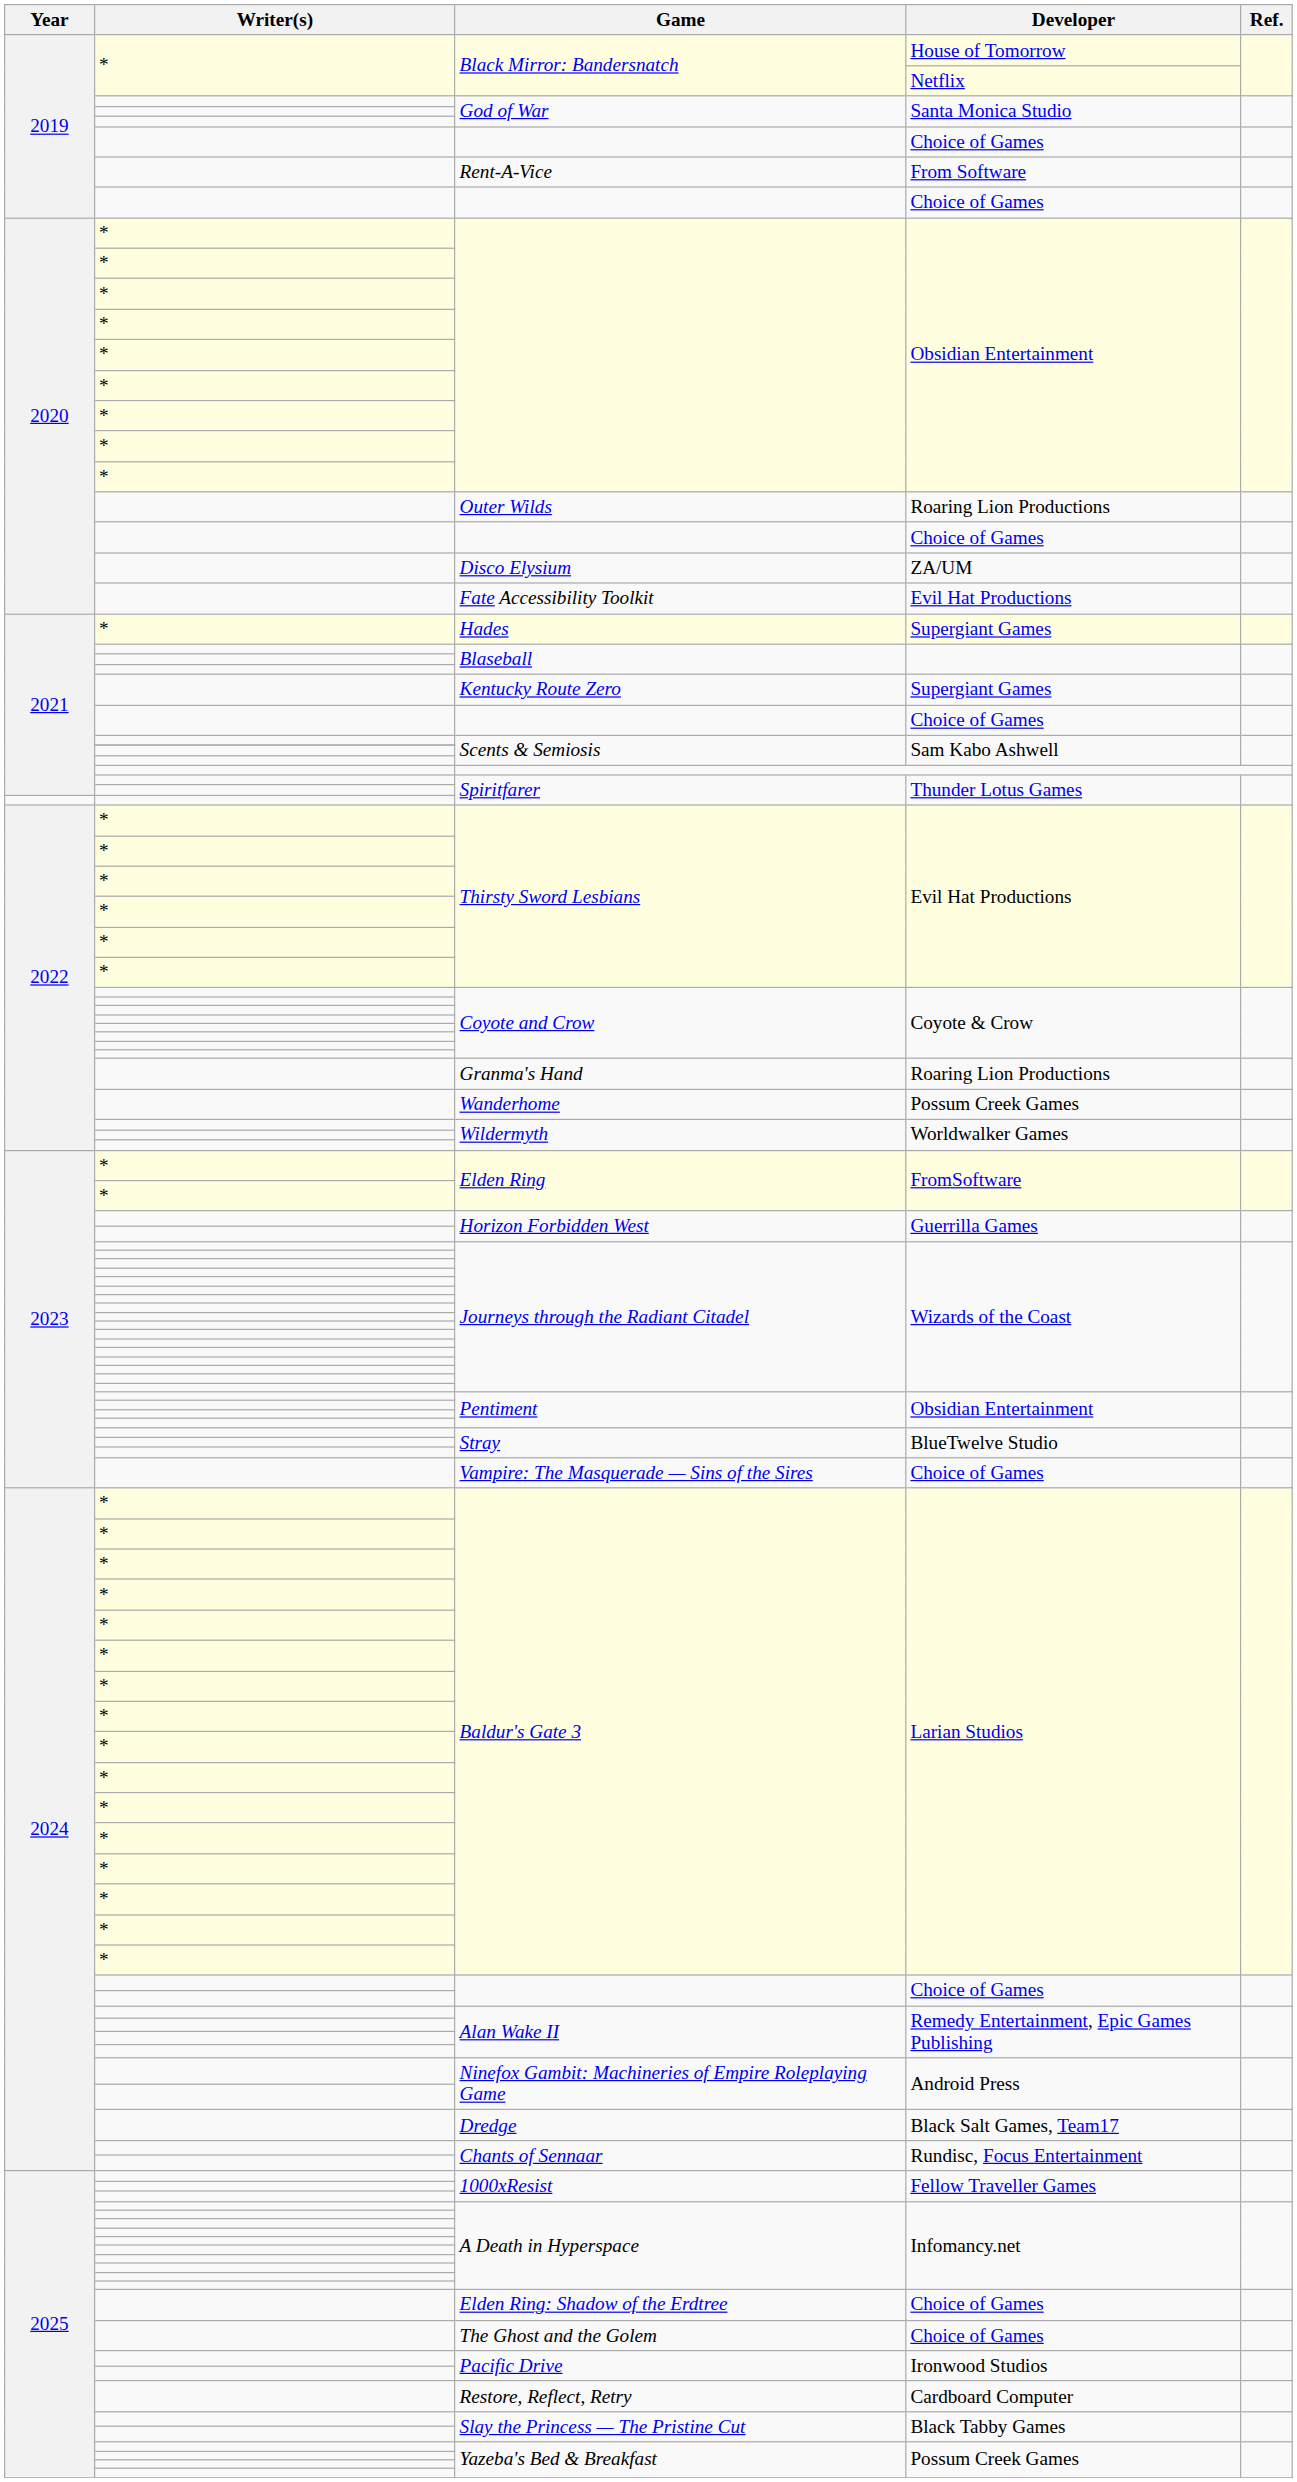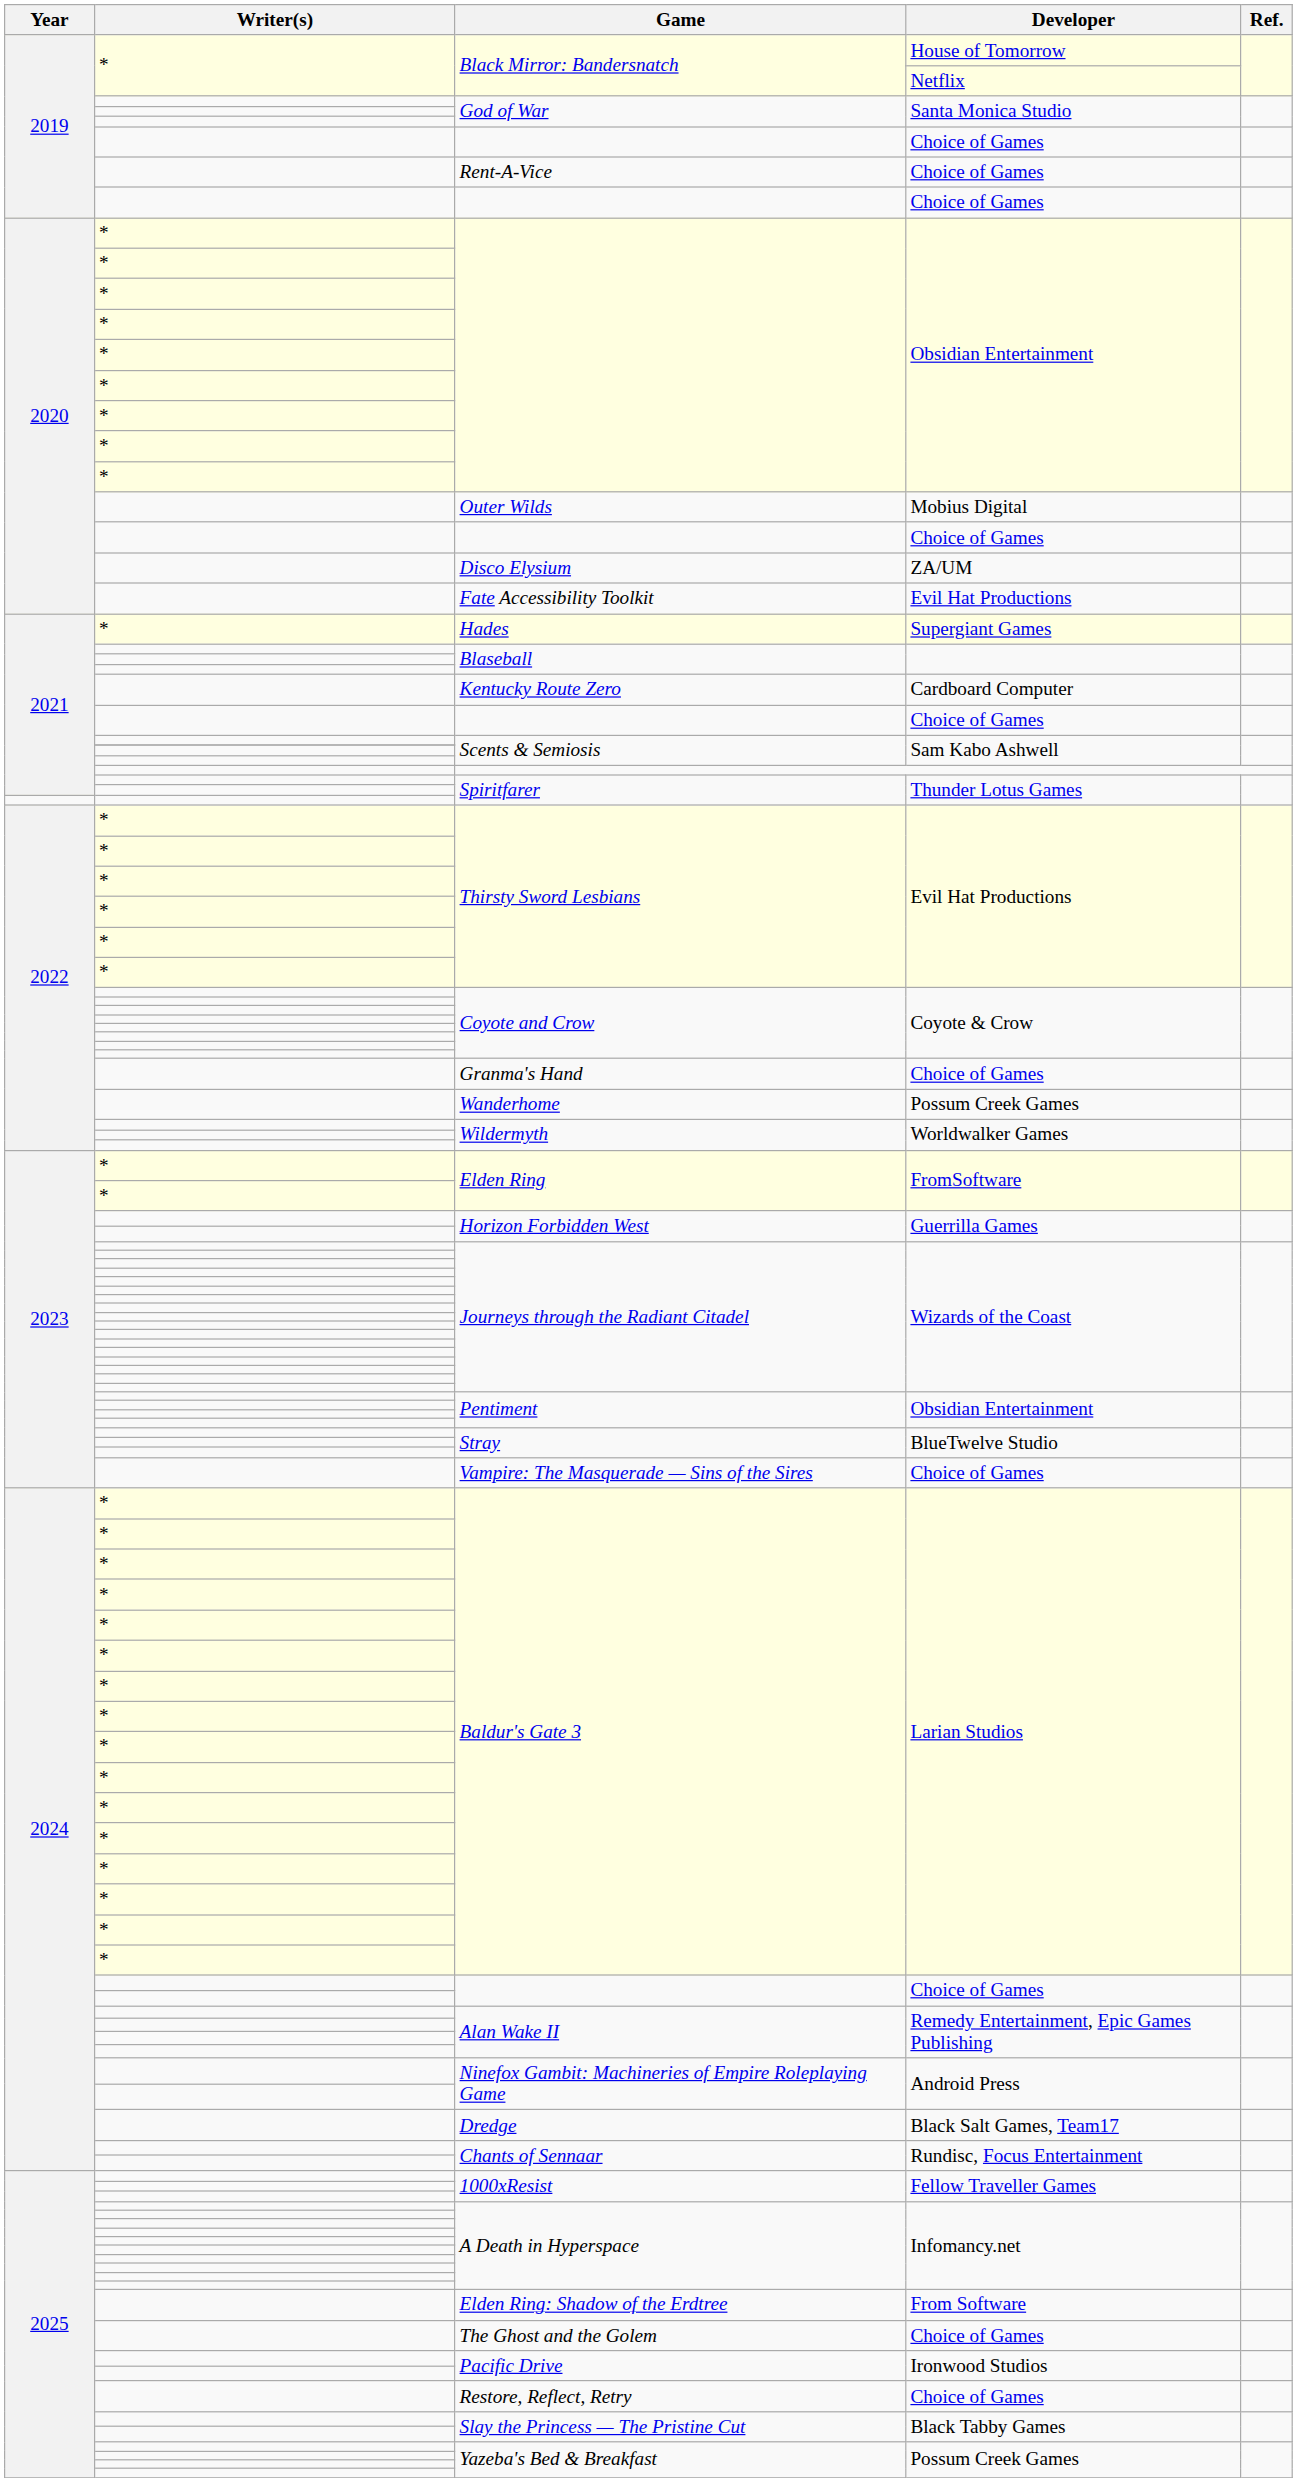(968, 171) From Software -> (977, 171) Choice of Games
(1010, 506) Roaring Lion Productions -> (969, 506) Mobius Digital
(981, 689) Supergiant Games -> (992, 689) Cardboard Computer
(1010, 1073) Roaring Lion Productions -> (977, 1073) Choice of Games
(977, 2304) Choice of Games -> (968, 2304) From Software
(992, 2396) Cardboard Computer -> (977, 2396) Choice of Games
